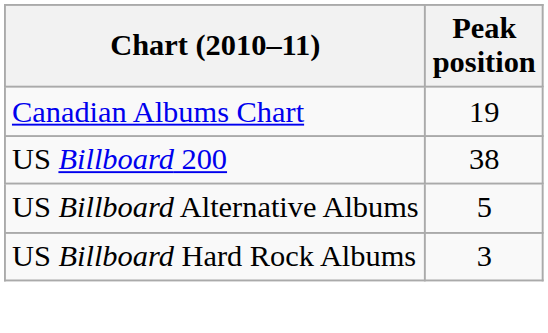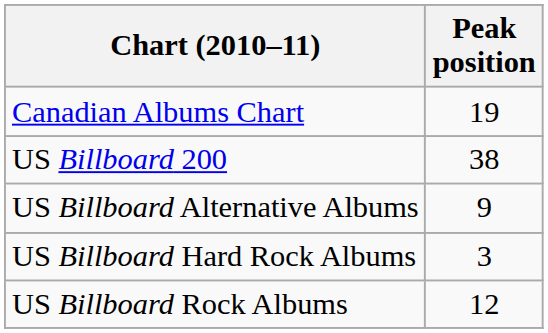(484, 207) 5 -> (484, 207) 9
+ row: (180, 303)
